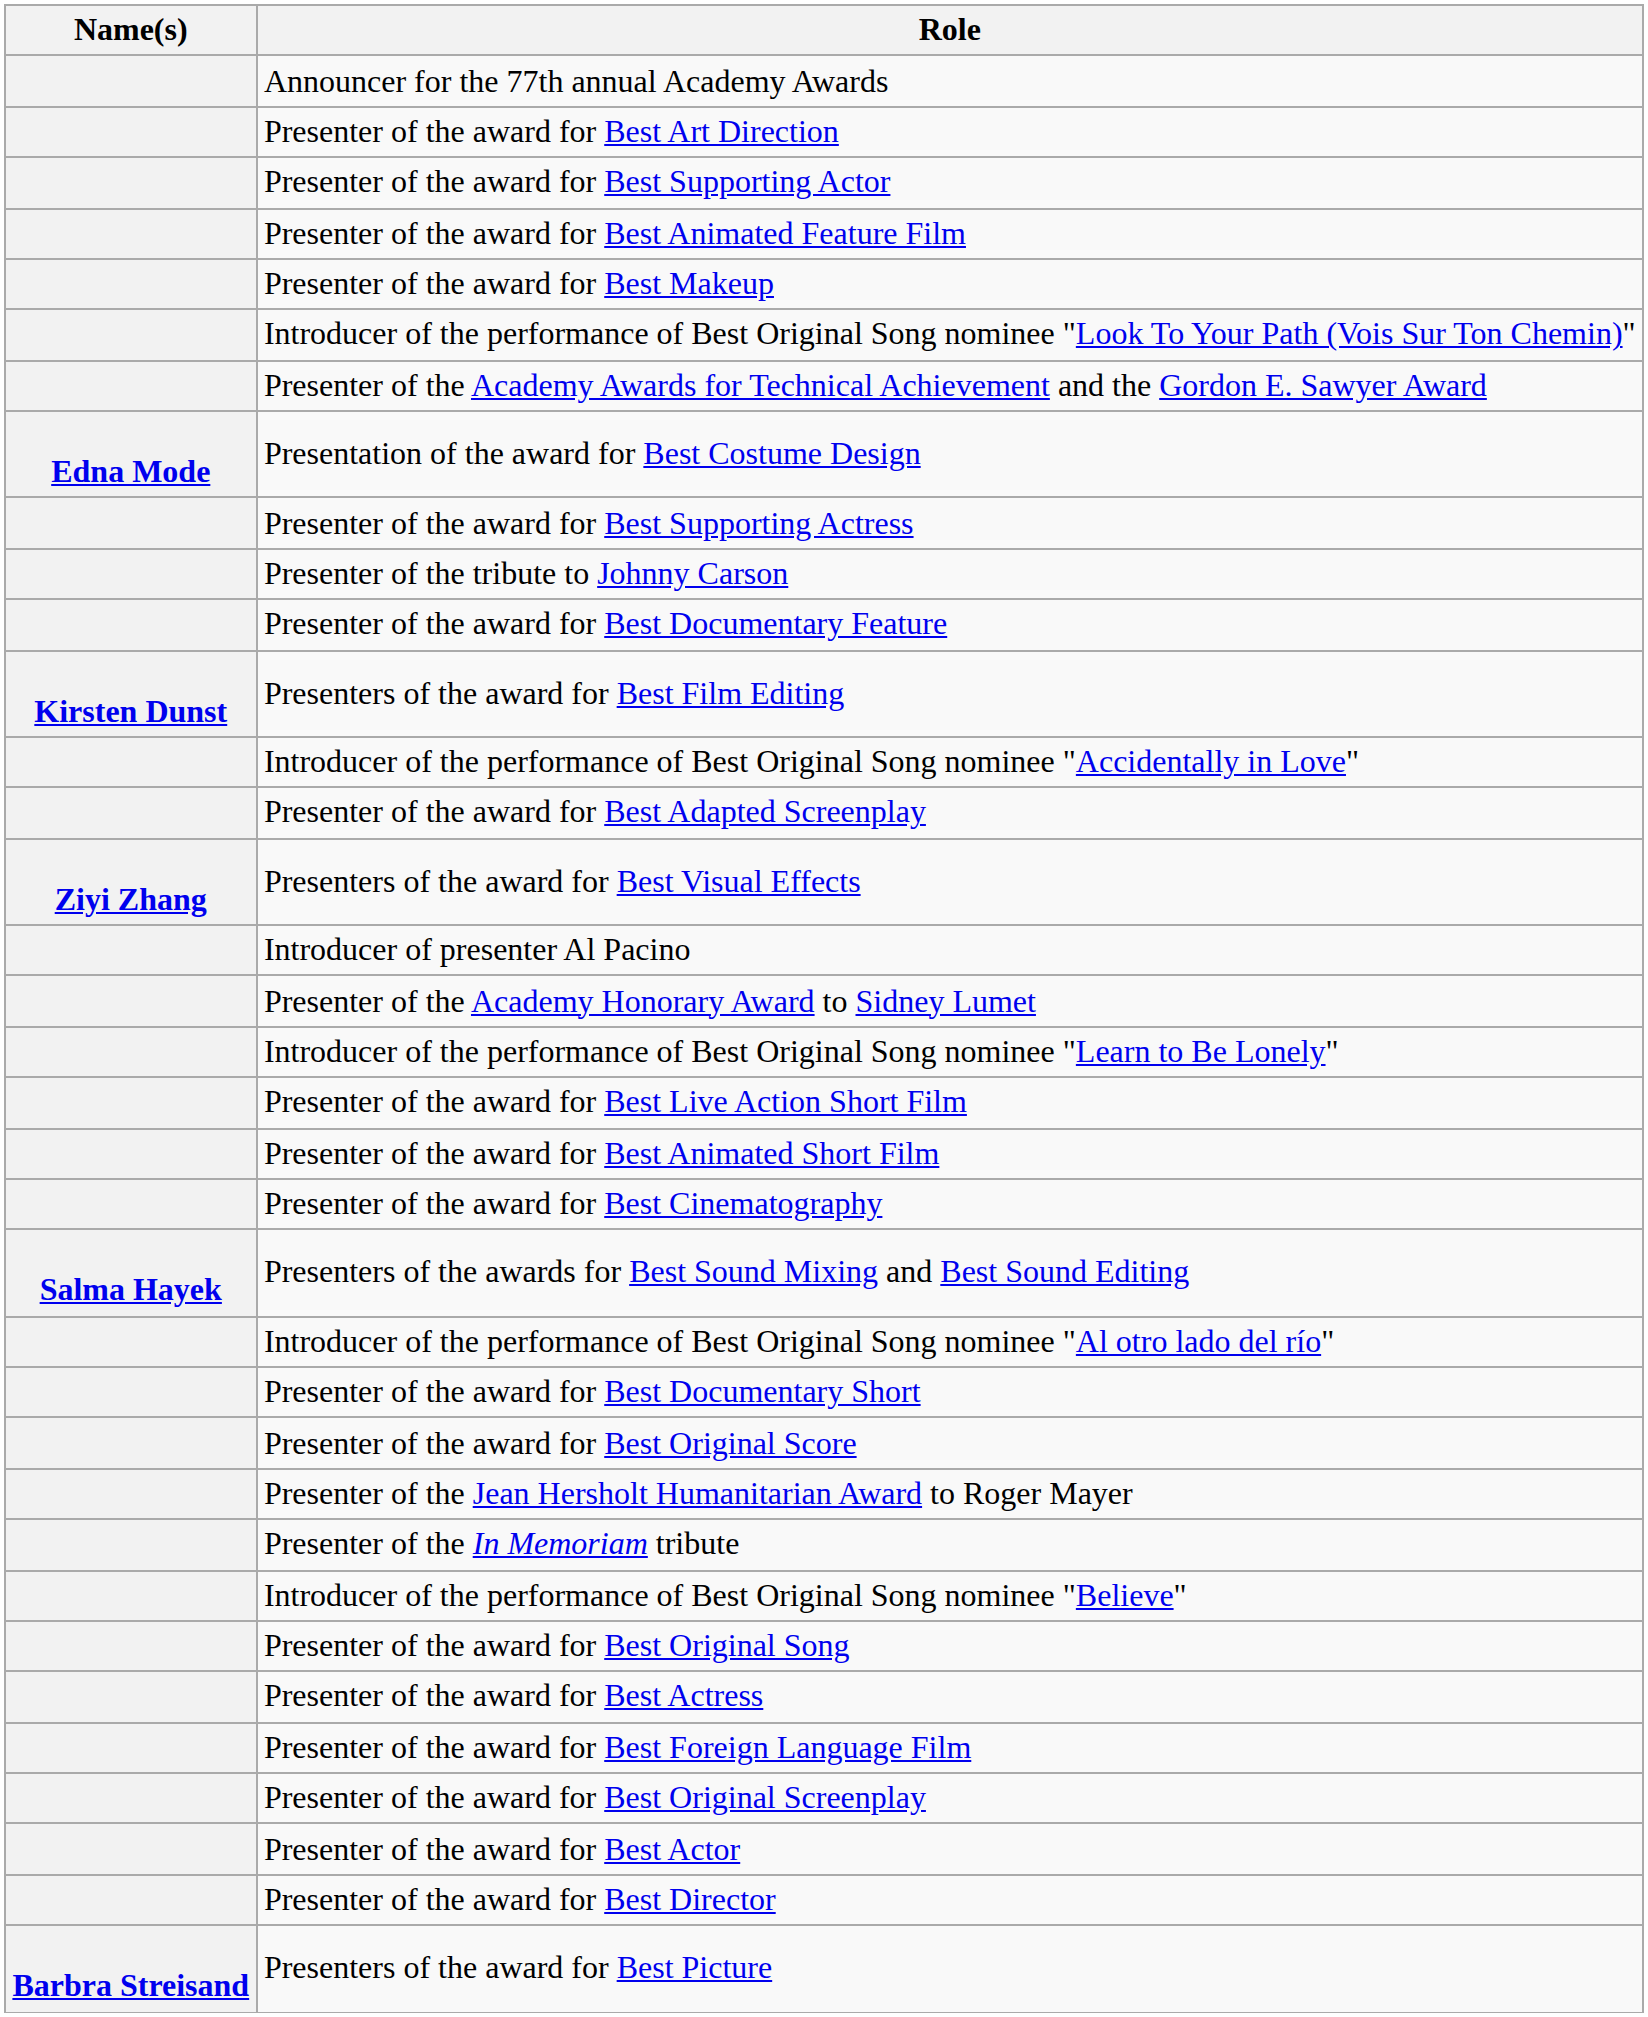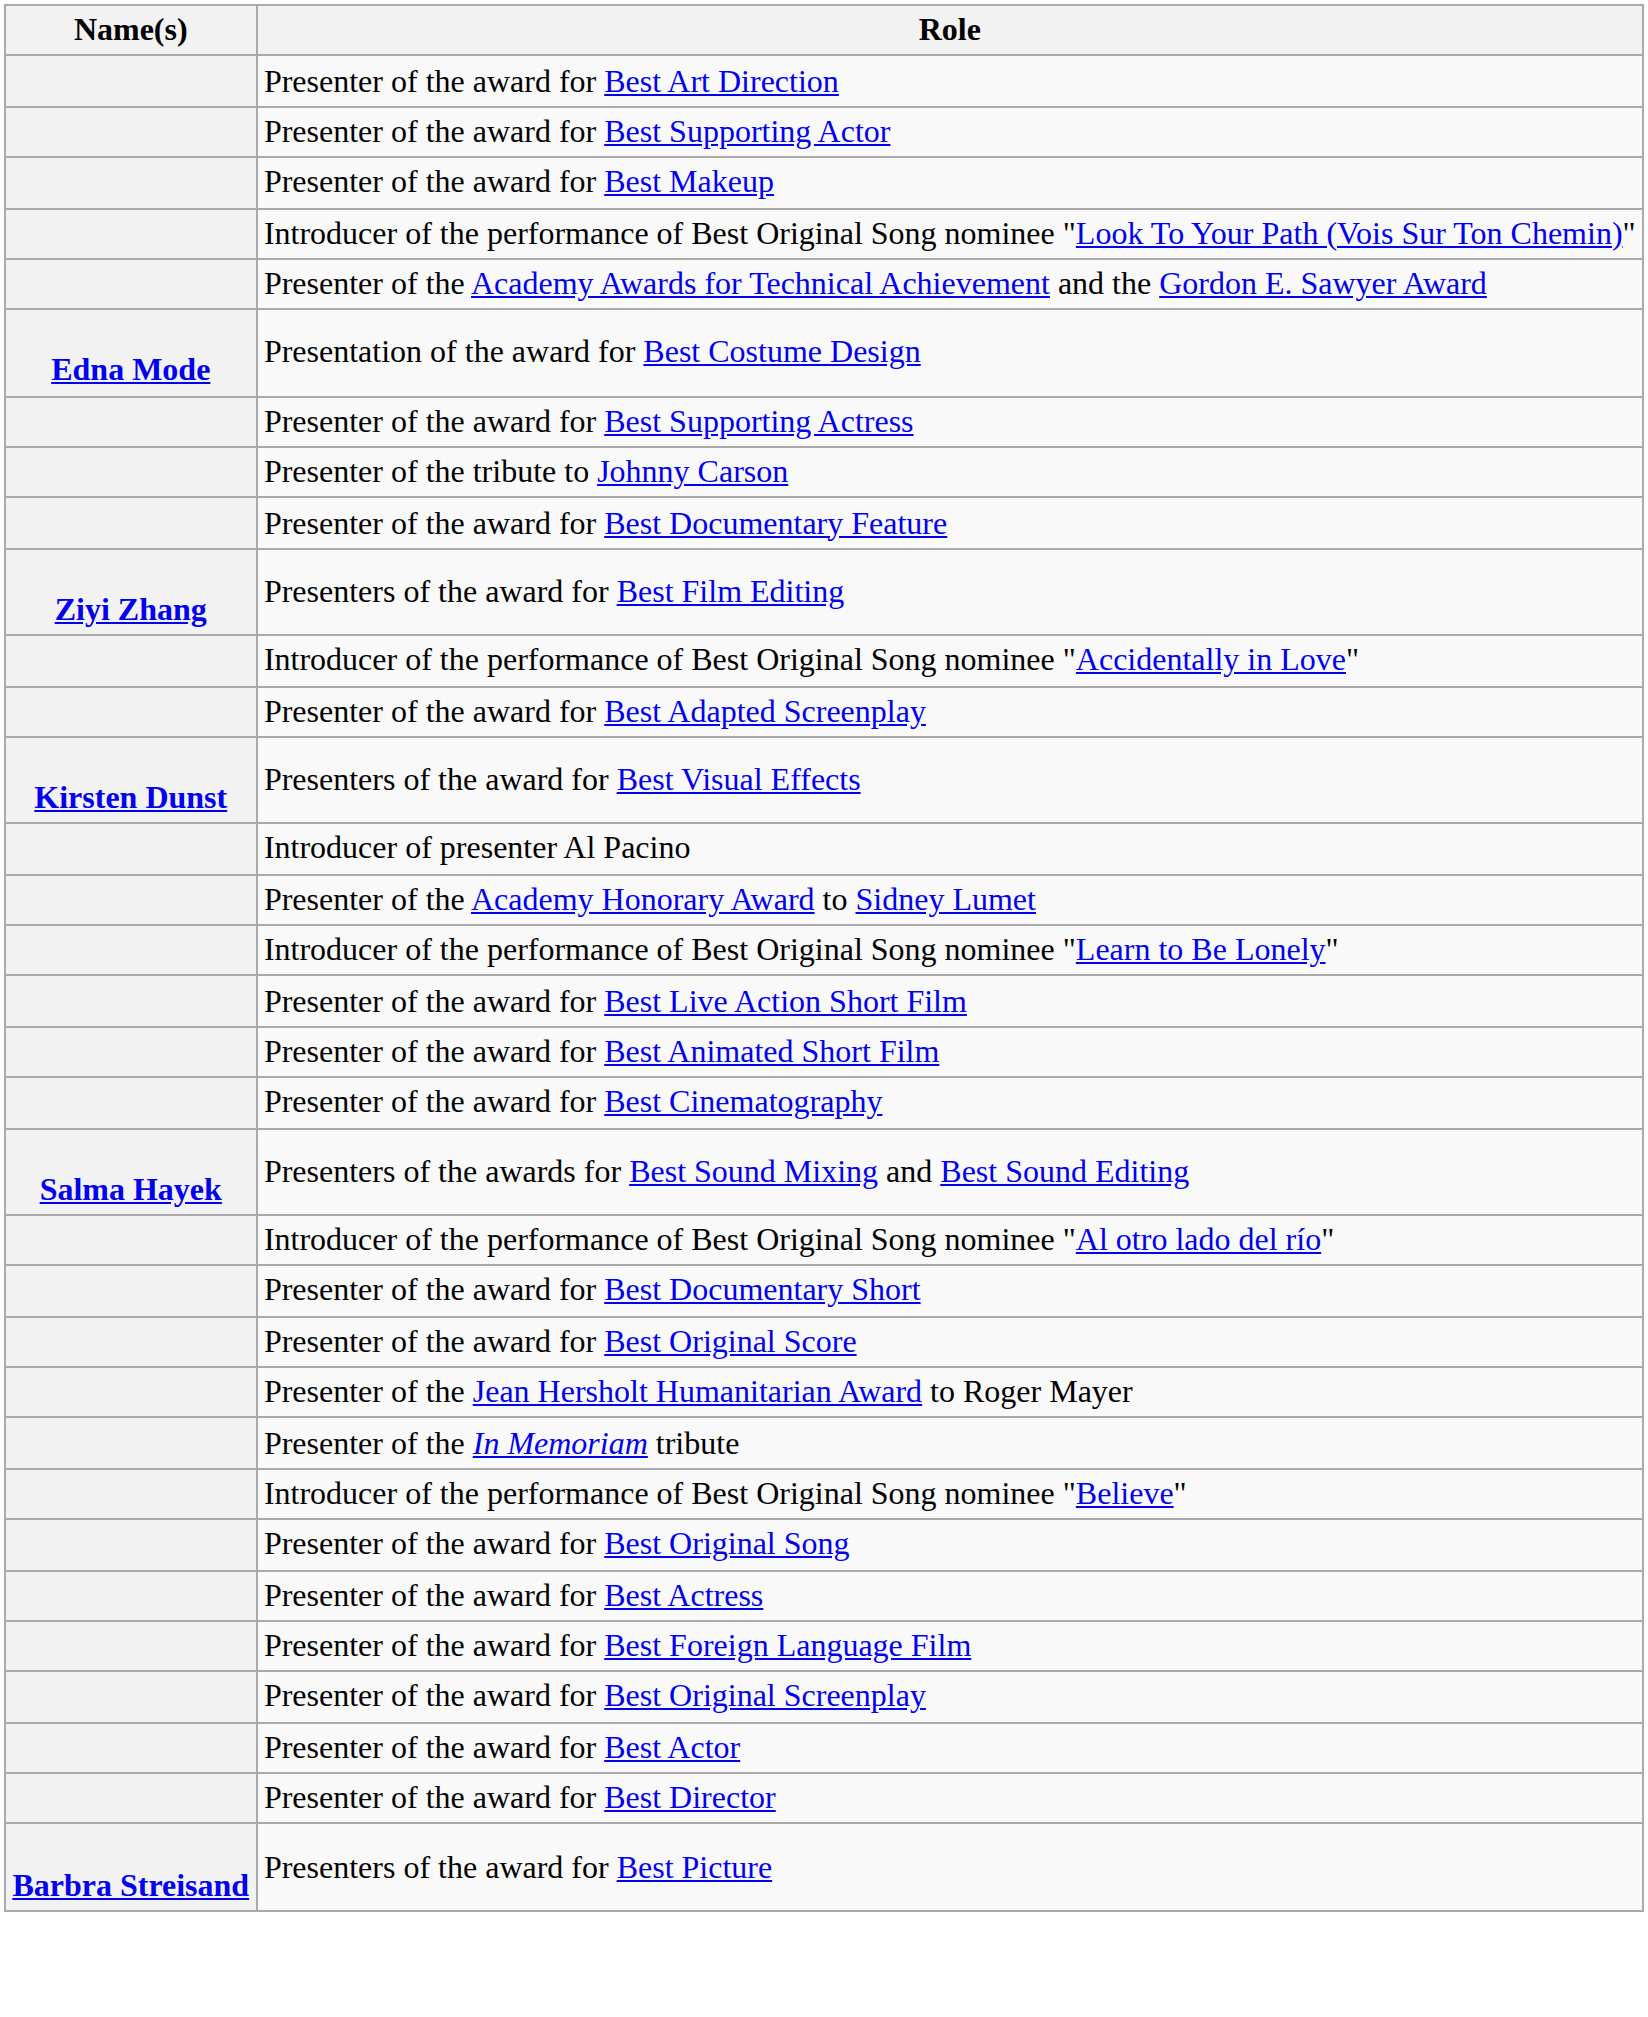- row: (576, 80)
- row: (615, 232)
(131, 710) Kirsten Dunst -> (131, 609) Ziyi Zhang
(131, 899) Ziyi Zhang -> (131, 797) Kirsten Dunst
